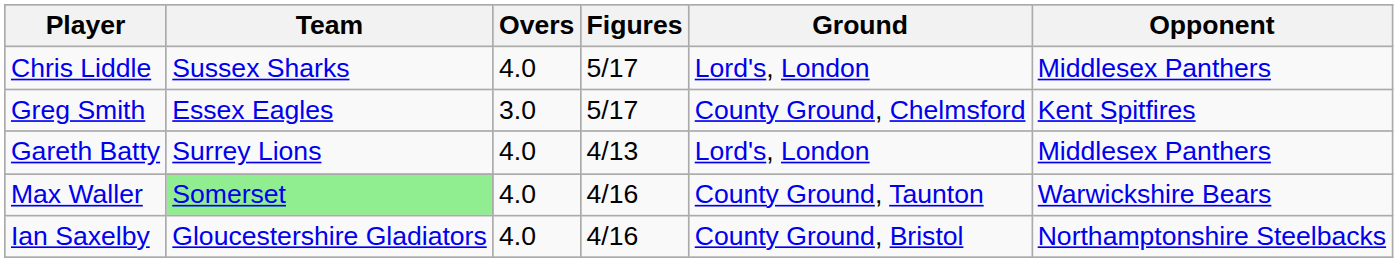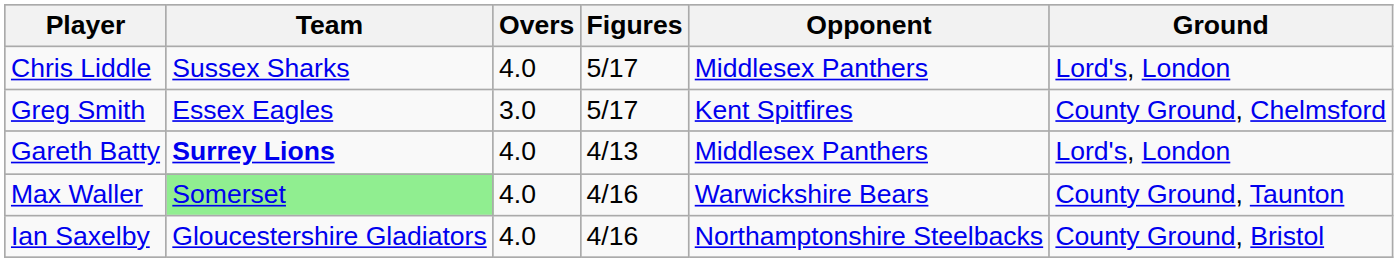columns swapped: (1212, 25) <-> (860, 25)
(247, 151) normal -> (253, 151) bold
